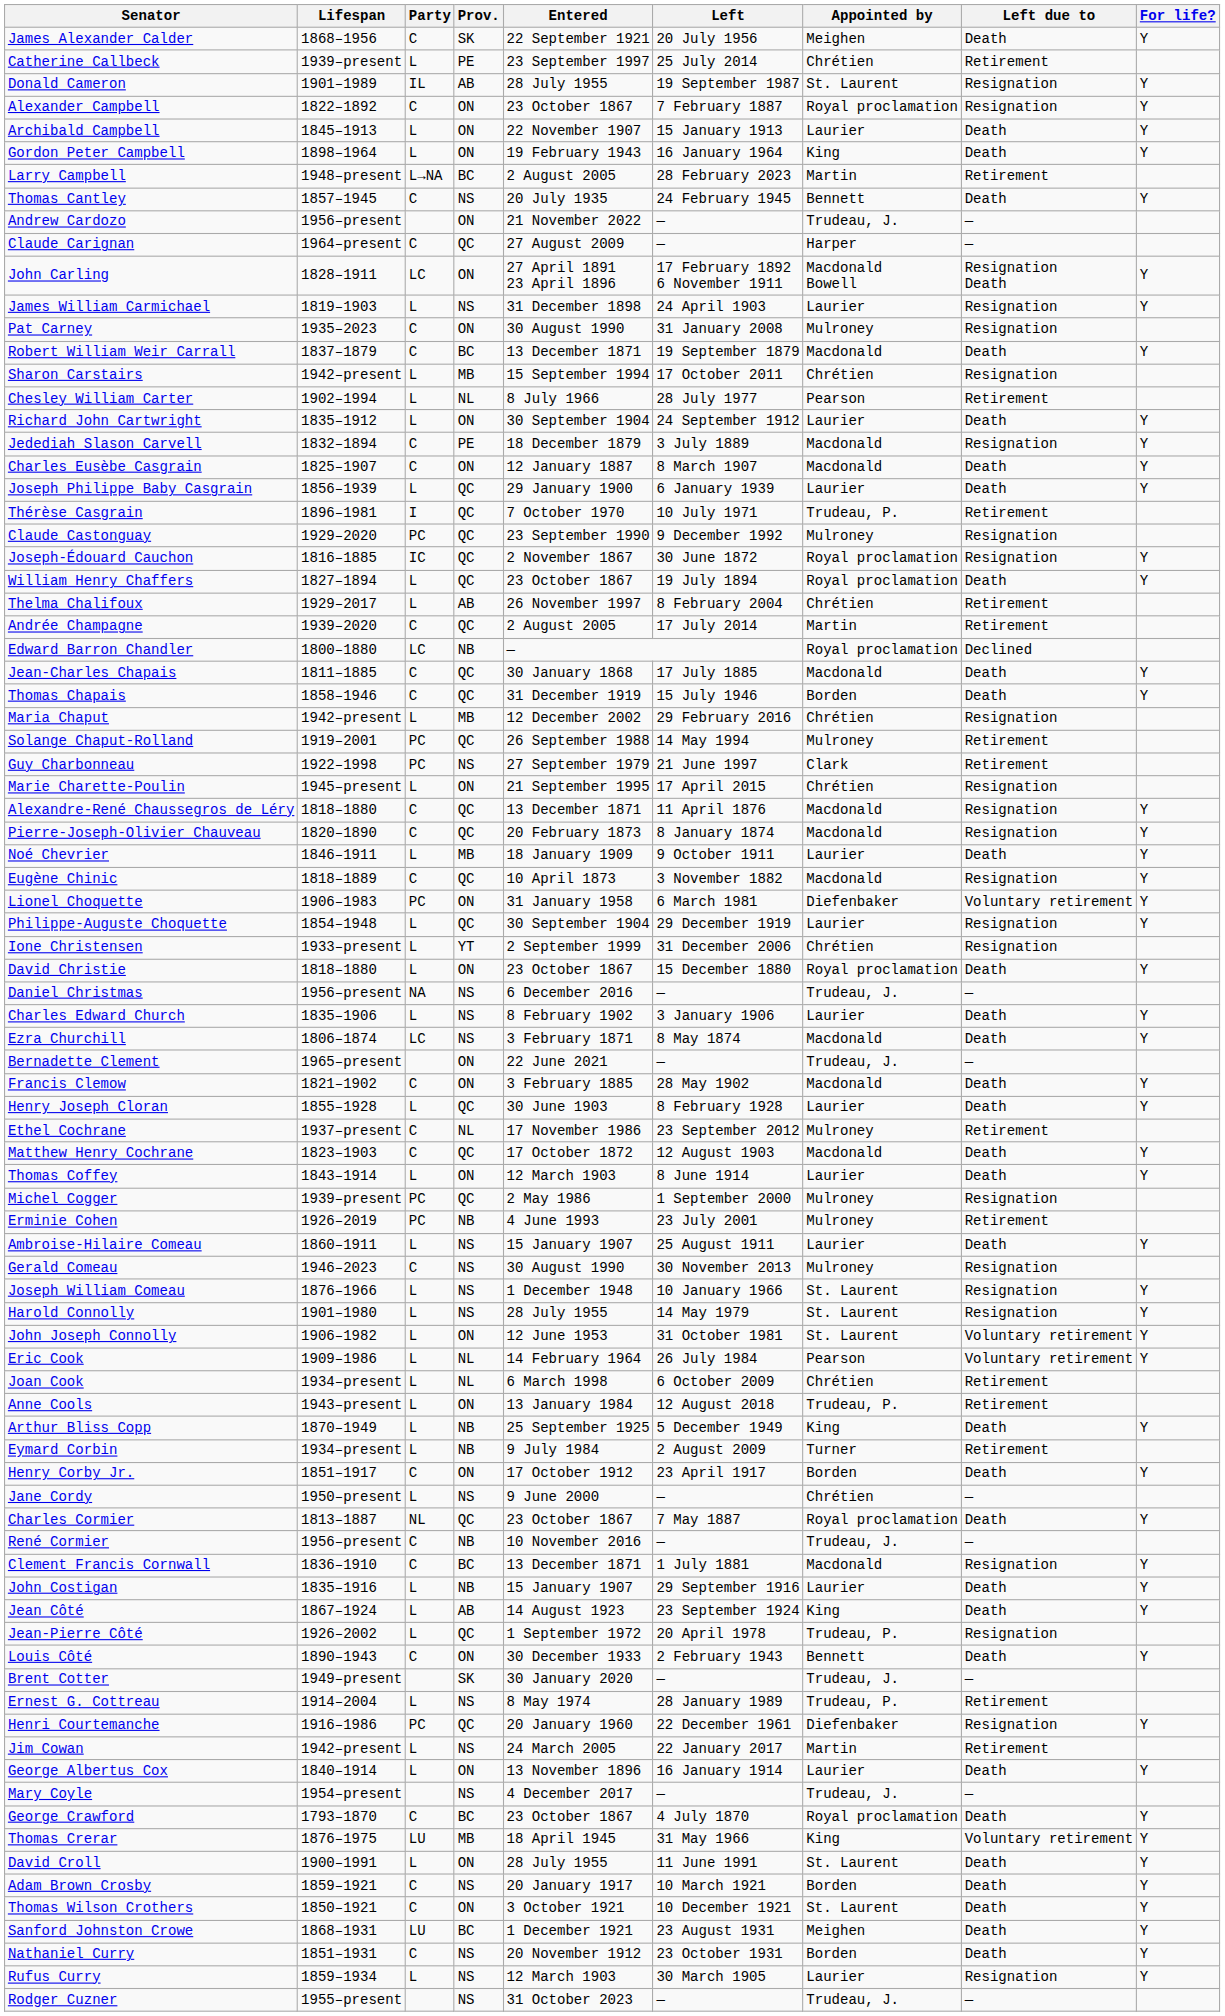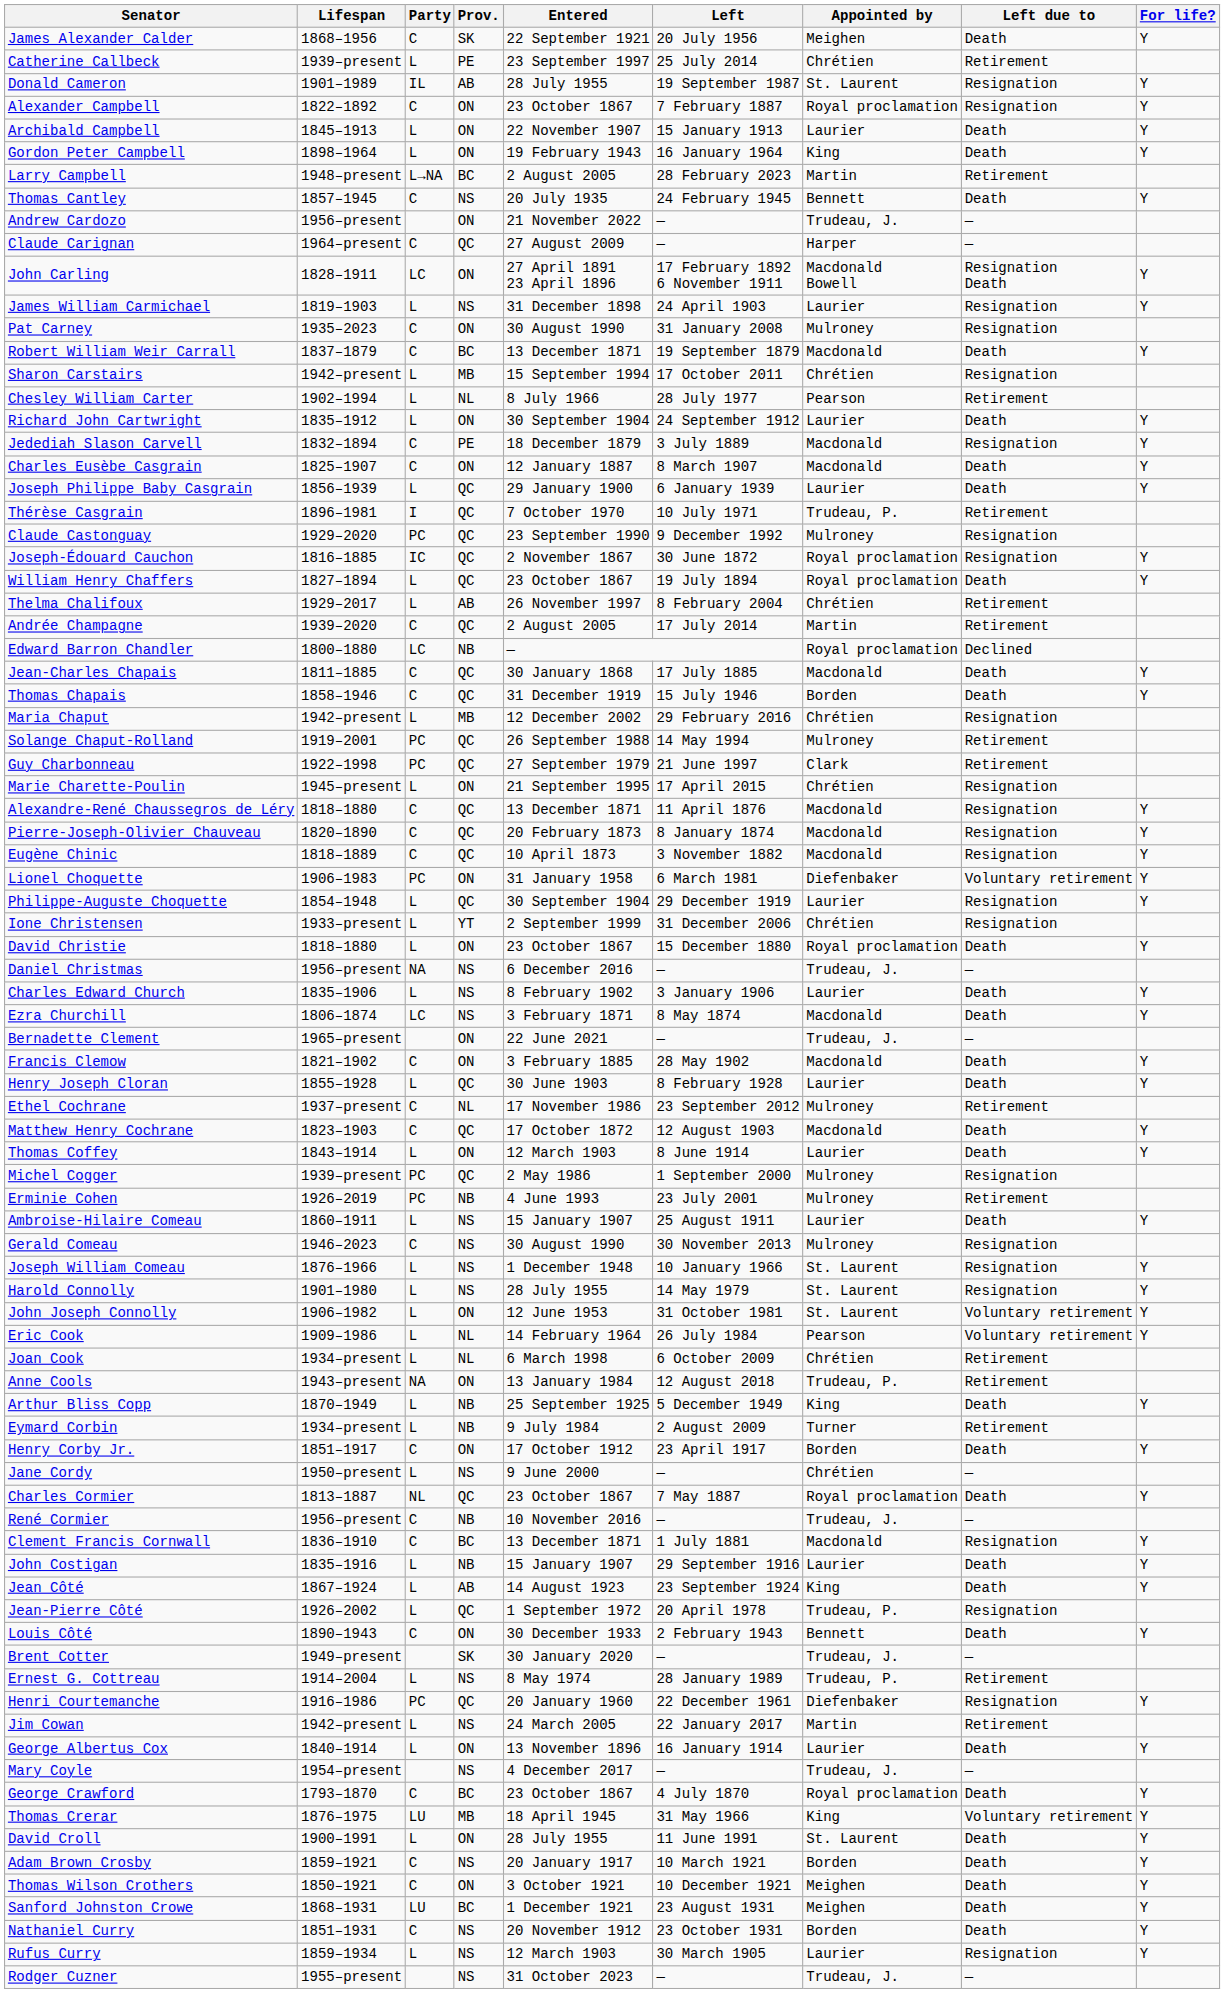(466, 764) NS -> (466, 764) QC
- row: (58, 856)
(413, 1405) L -> (417, 1382) NA
(853, 1909) St. Laurent -> (836, 1886) Meighen
